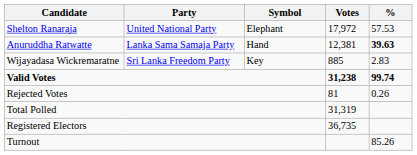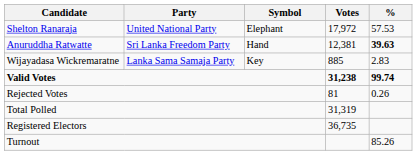(180, 45) Lanka Sama Samaja Party -> (178, 45) Sri Lanka Freedom Party
(178, 61) Sri Lanka Freedom Party -> (180, 61) Lanka Sama Samaja Party
